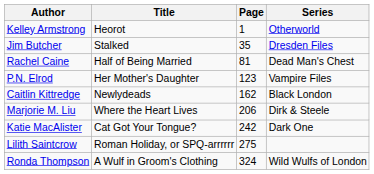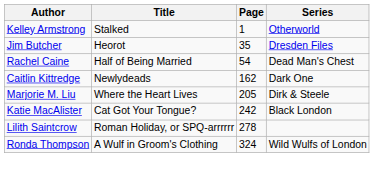(110, 29) Heorot -> (111, 29) Stalked
(111, 45) Stalked -> (110, 45) Heorot
(245, 62) 81 -> (245, 62) 54
- row: (30, 78)
(300, 95) Black London -> (291, 78) Dark One
(248, 111) 206 -> (248, 95) 205
(291, 128) Dark One -> (300, 111) Black London
(248, 144) 275 -> (248, 128) 278
